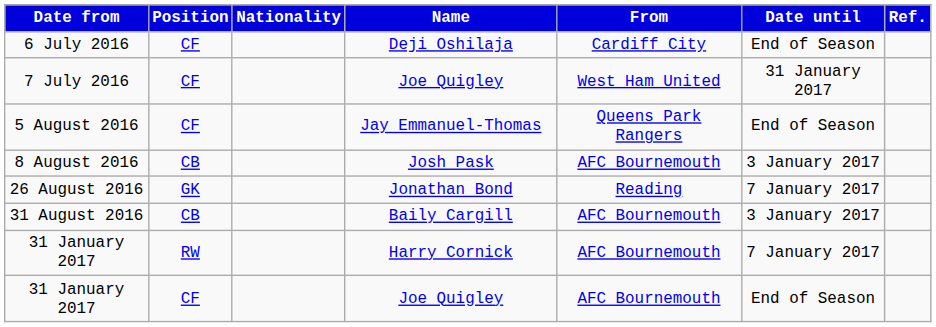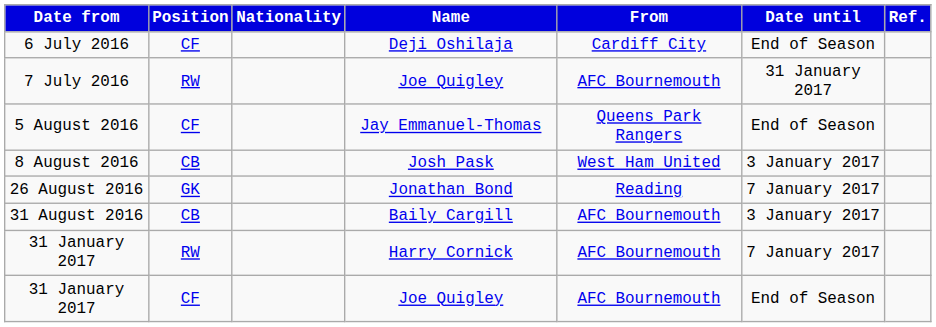(190, 81) CF -> (190, 81) RW
(649, 81) West Ham United -> (649, 81) AFC Bournemouth
(649, 163) AFC Bournemouth -> (649, 163) West Ham United
